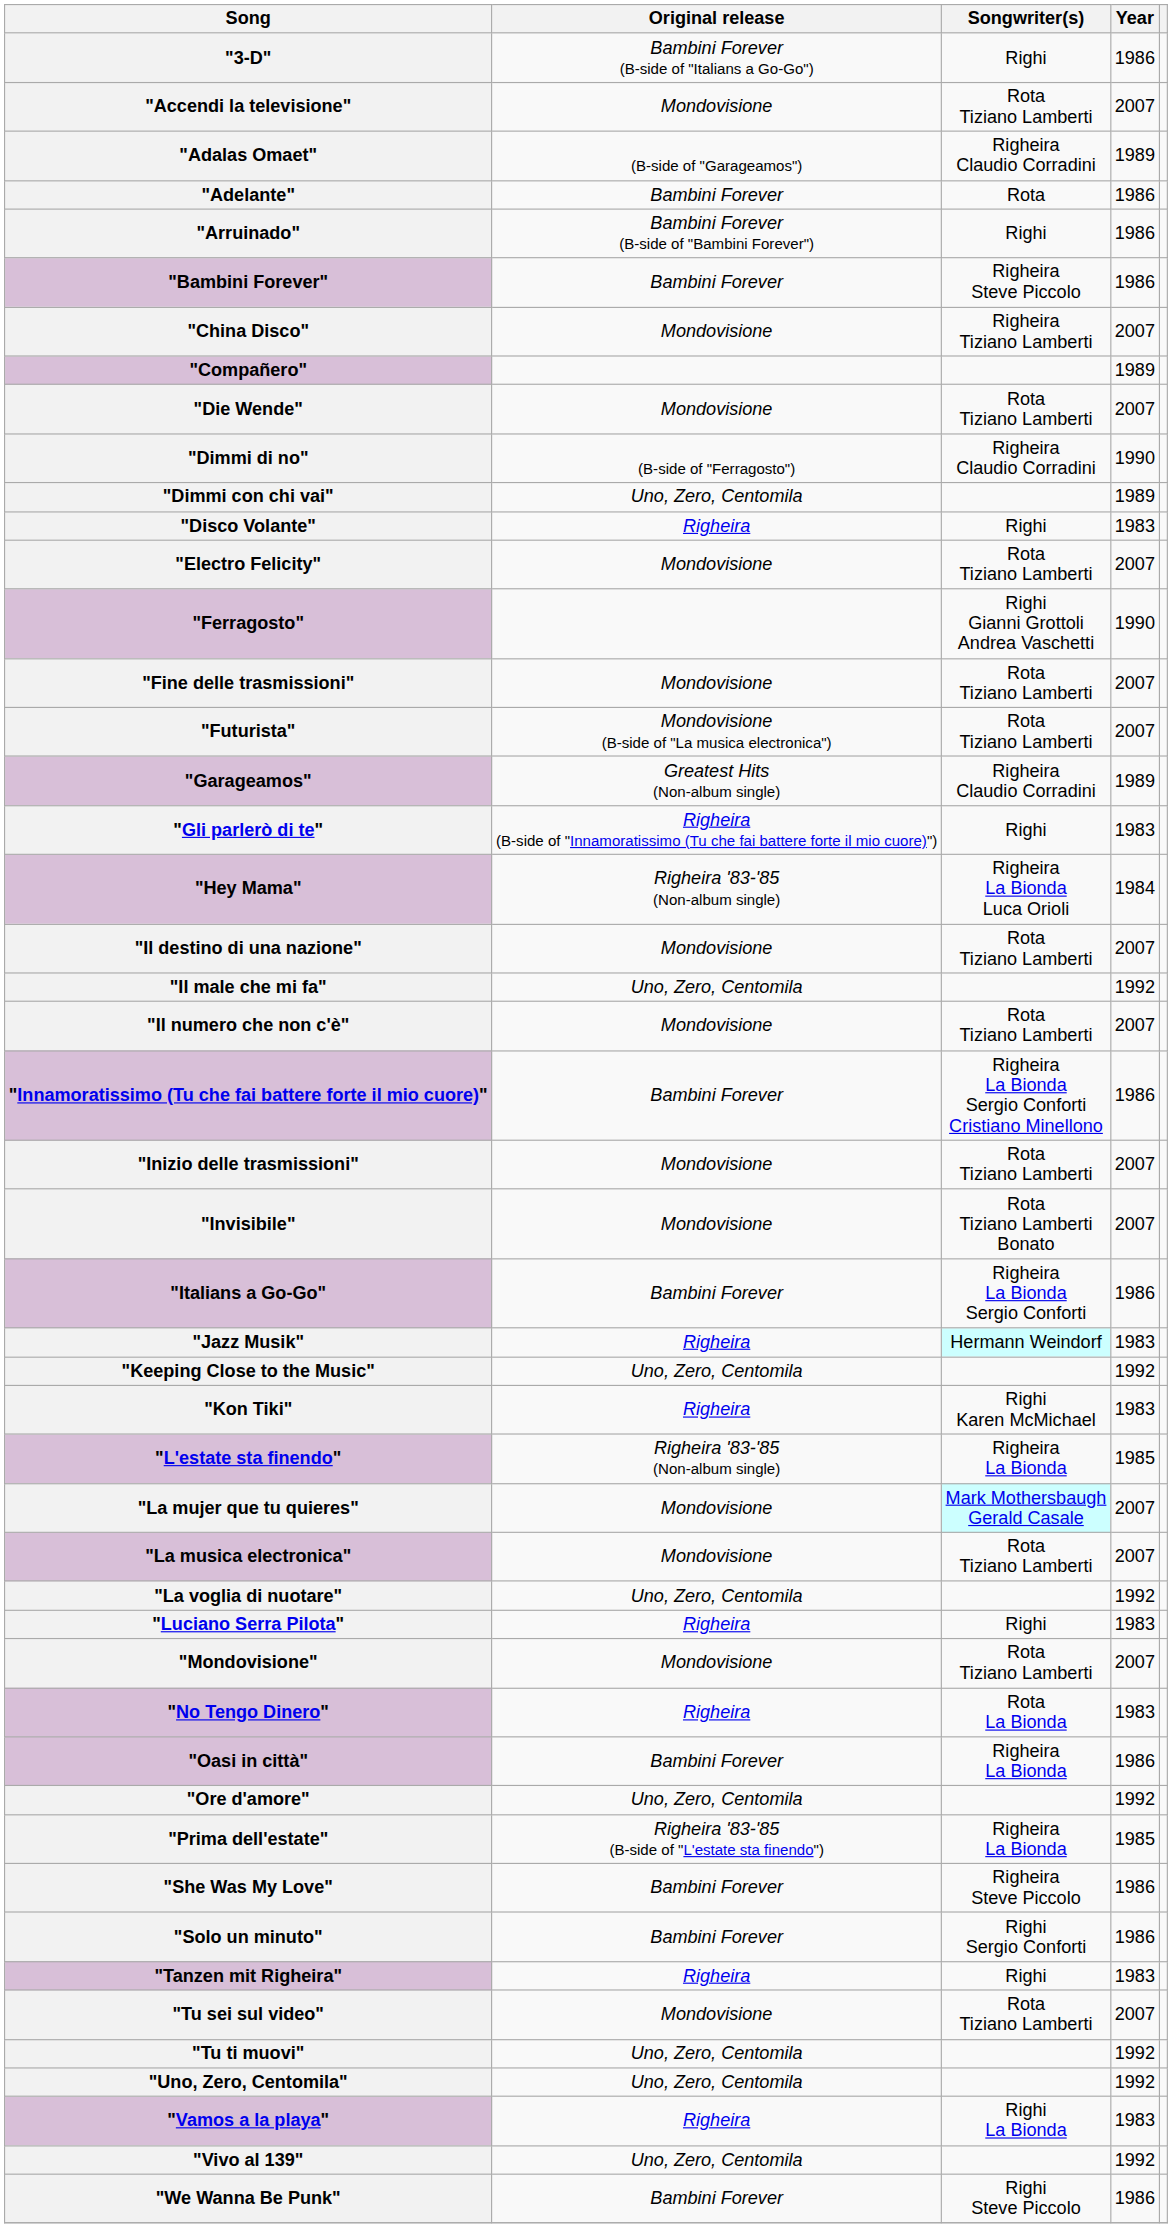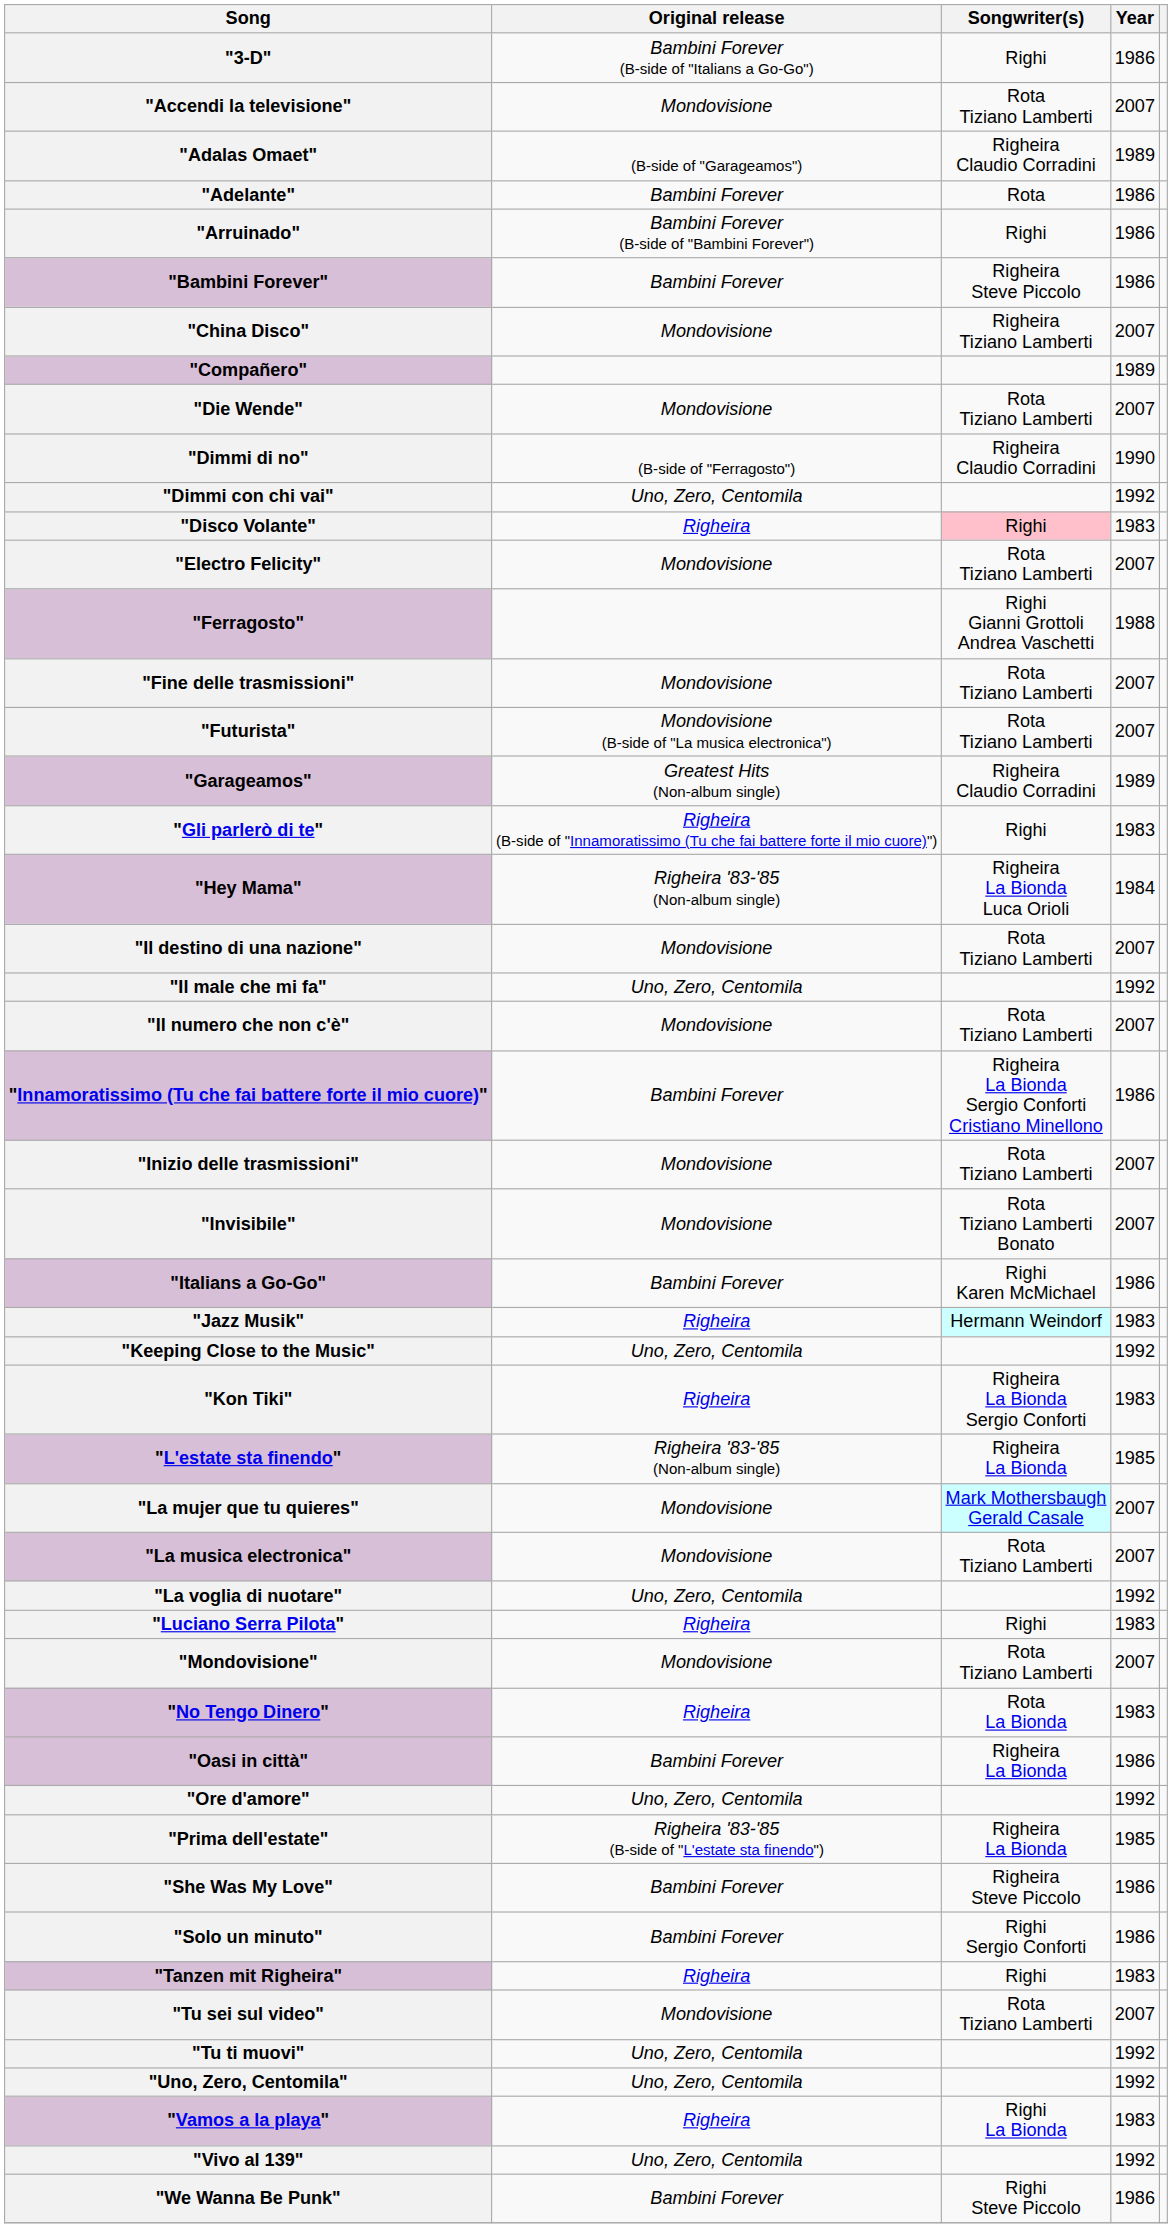(1135, 496) 1989 -> (1135, 496) 1992
(1026, 525) no background -> (1026, 525) pink background
(1135, 623) 1990 -> (1135, 623) 1988
(1026, 1293) Righeira La Bionda Sergio Conforti -> (1026, 1283) Righi Karen McMichael
(1026, 1409) Righi Karen McMichael -> (1026, 1399) Righeira La Bionda Sergio Conforti
